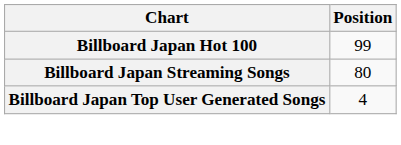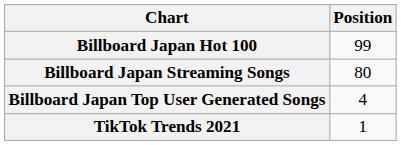+ row: (167, 126)
